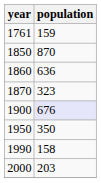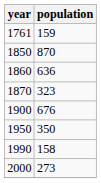(46, 110) lavender background -> (46, 110) no background
(46, 168) 203 -> (46, 168) 273
